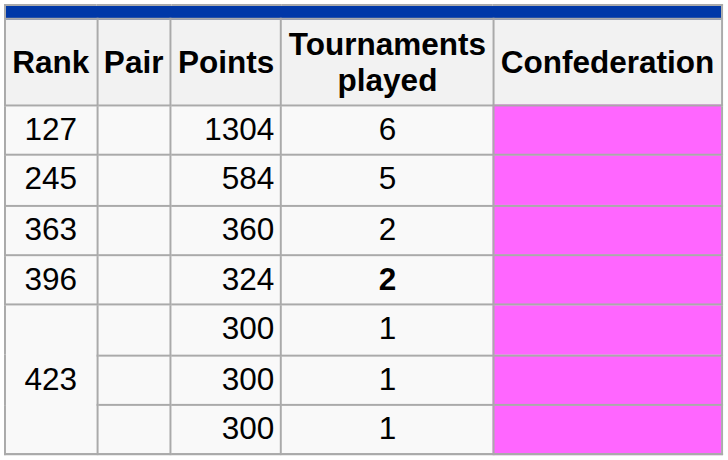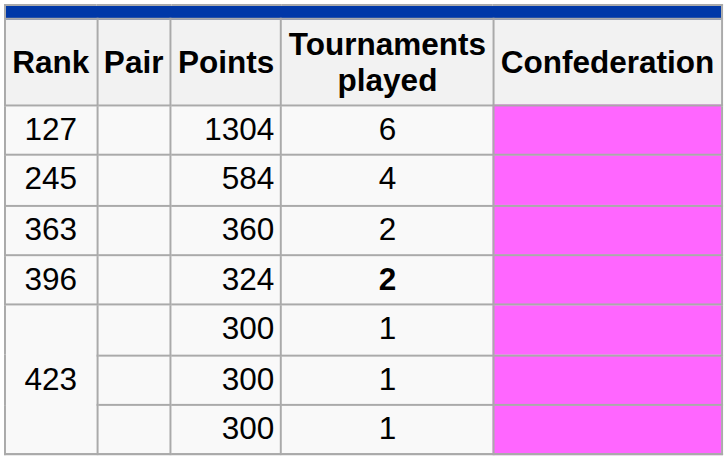(387, 179) 5 -> (387, 179) 4
